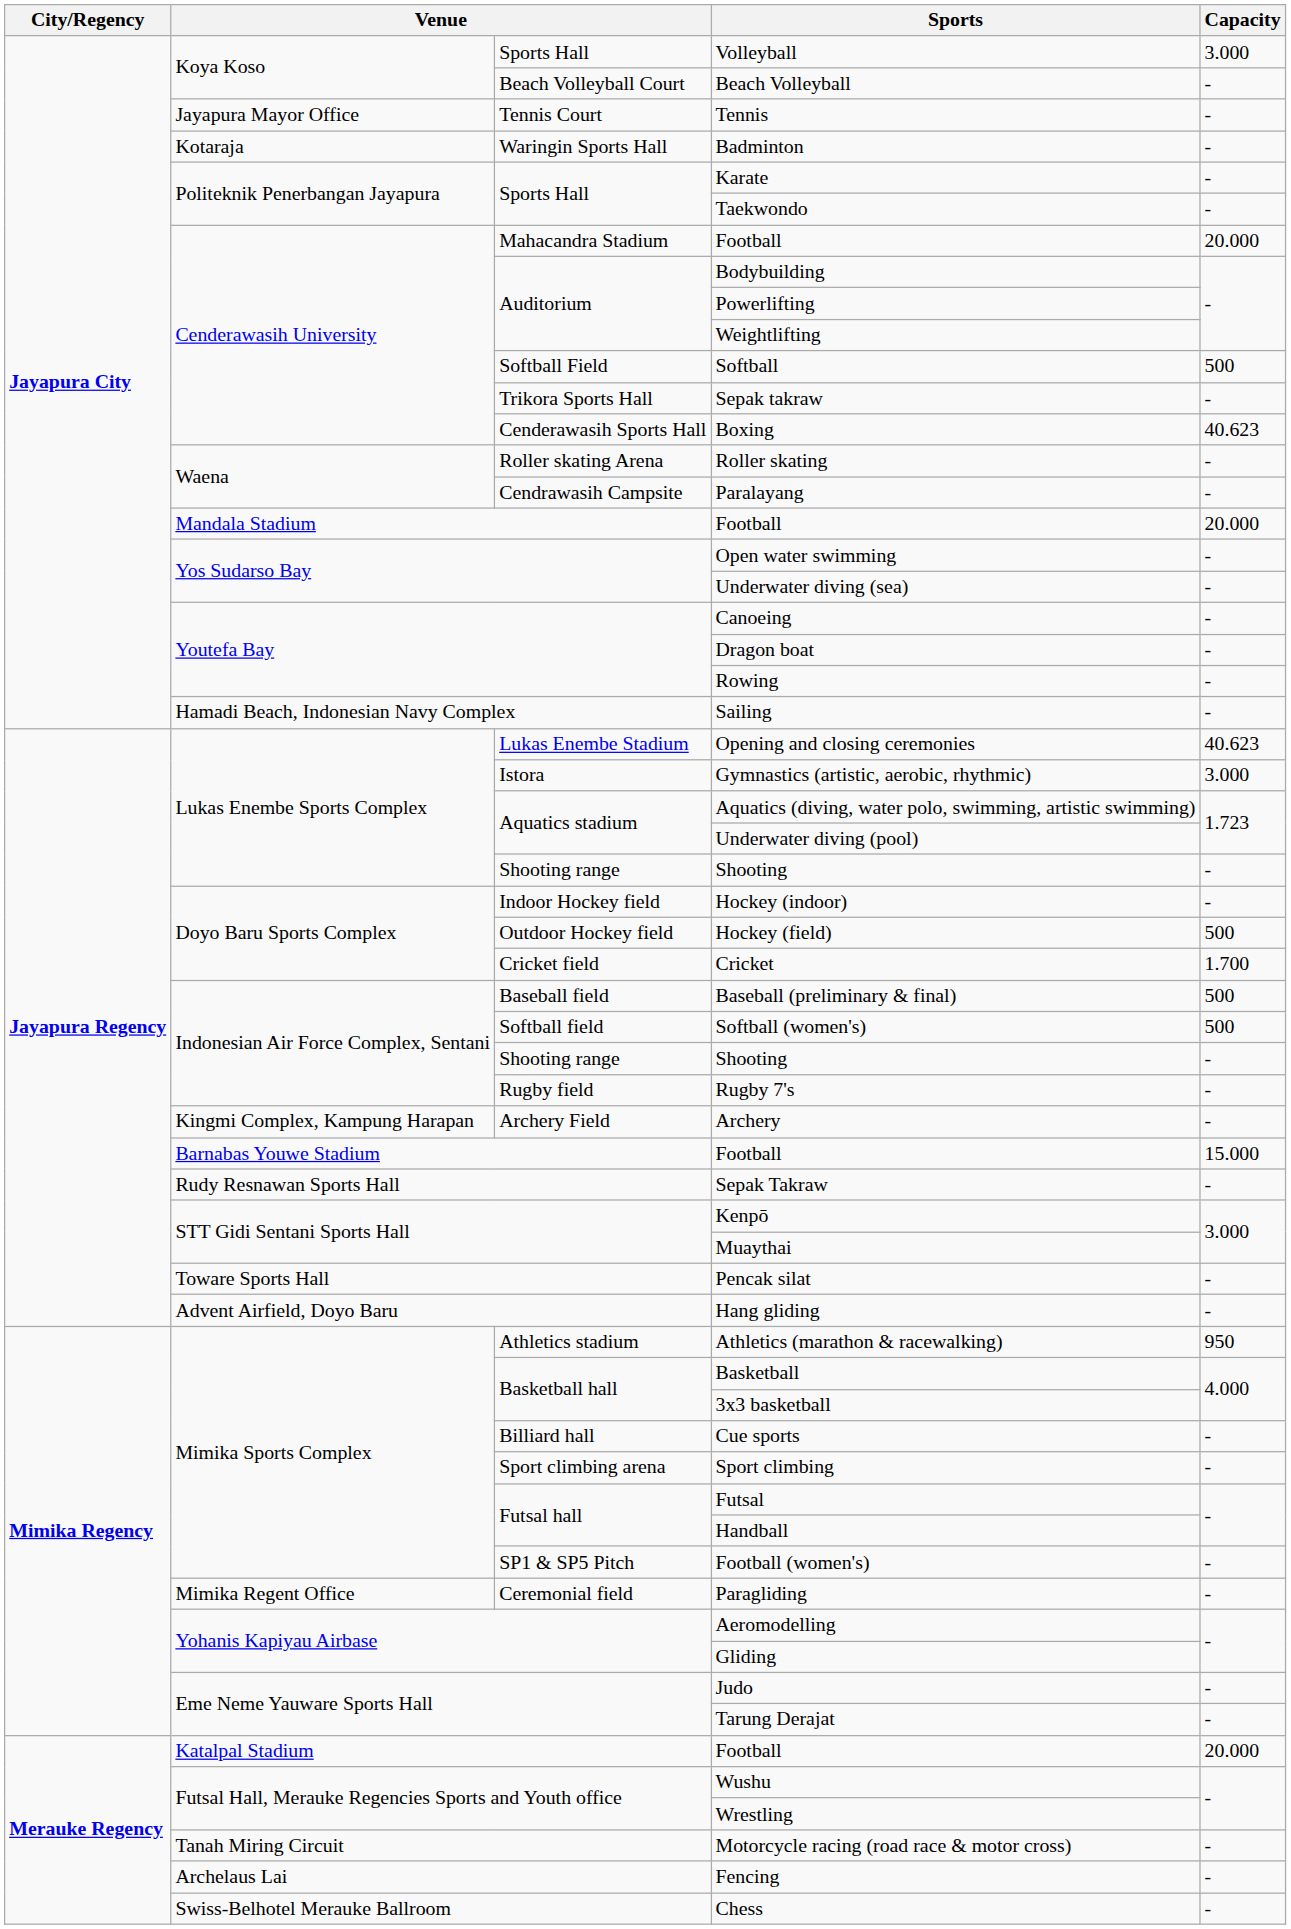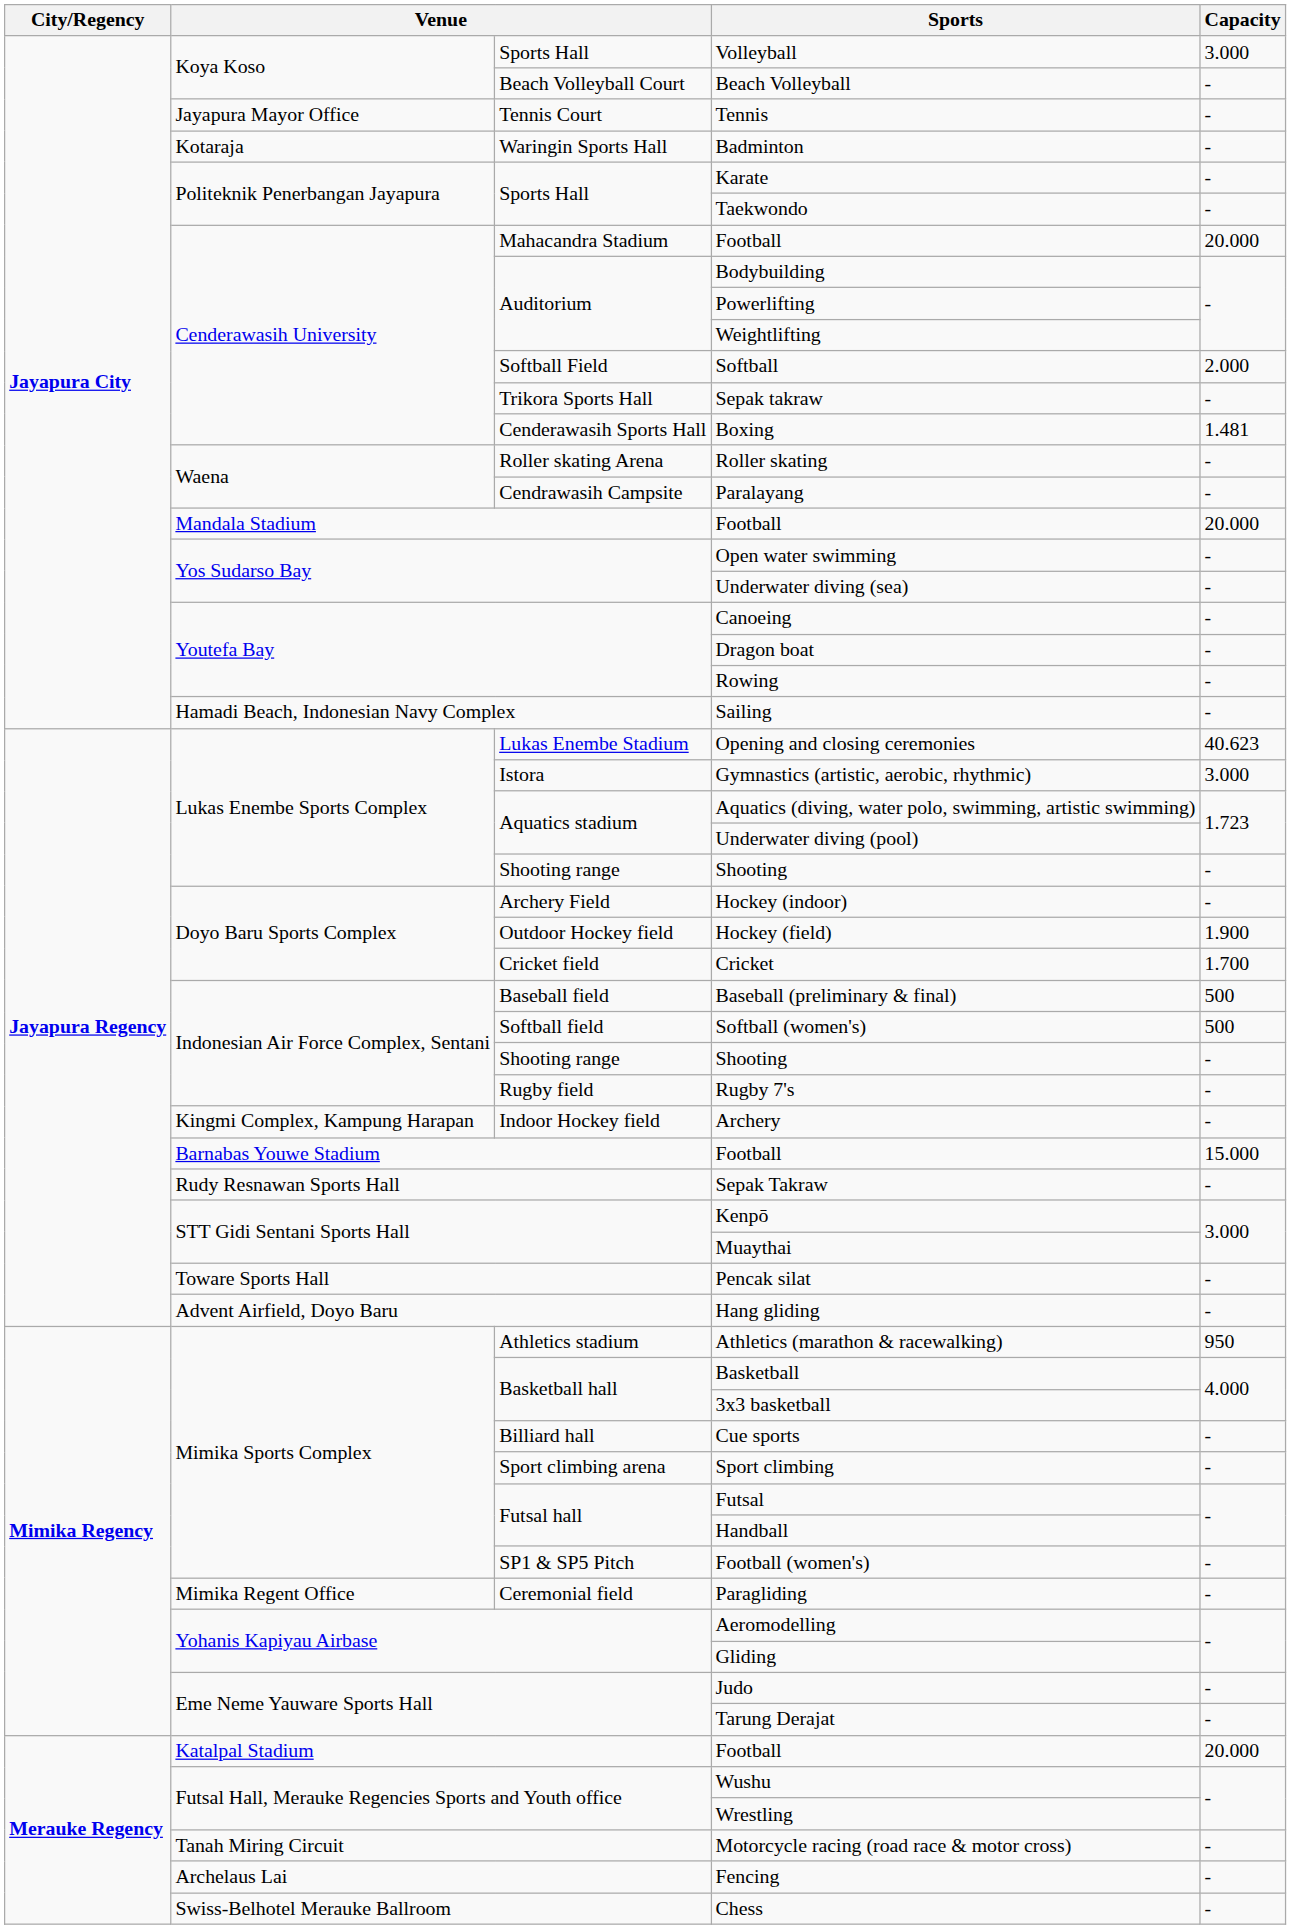(1219, 366) 500 -> (1227, 366) 2.000
(1232, 429) 40.623 -> (1227, 429) 1.481
(580, 901) Indoor Hockey field -> (555, 901) Archery Field
(1219, 932) 500 -> (1227, 932) 1.900
(555, 1121) Archery Field -> (580, 1121) Indoor Hockey field
